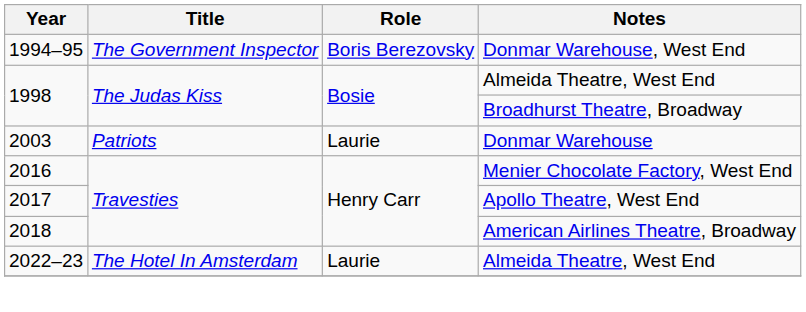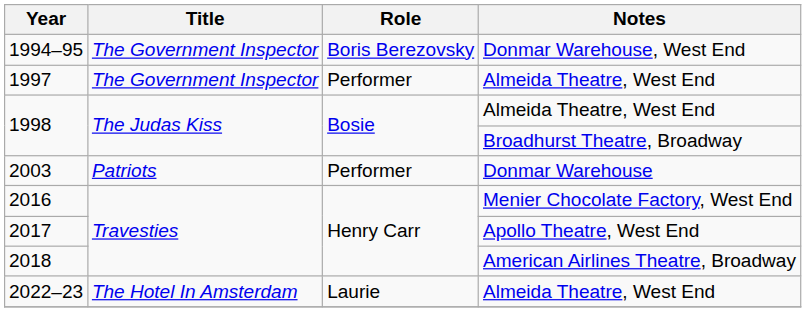+ row: (30, 79)
(354, 140) Laurie -> (369, 170) Performer
